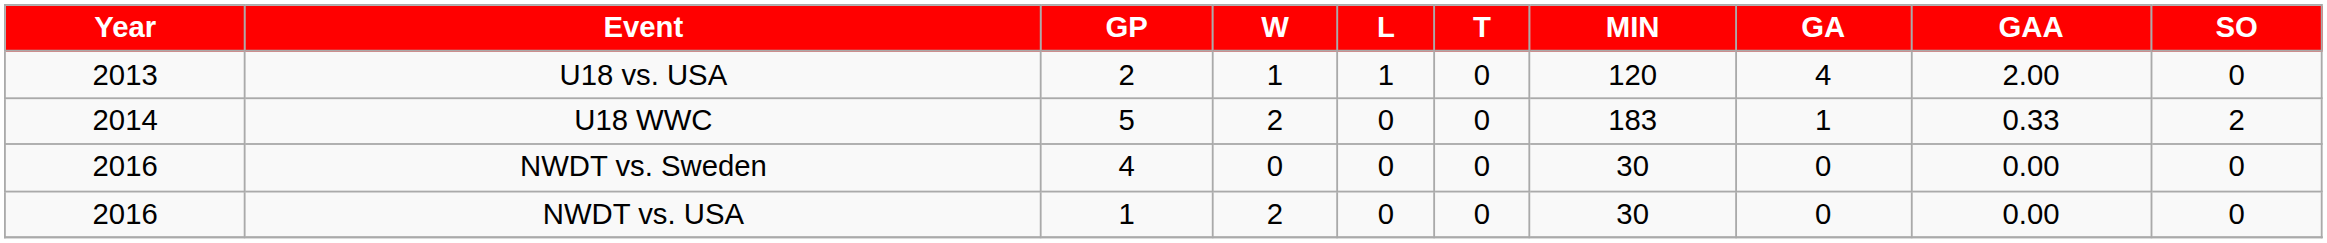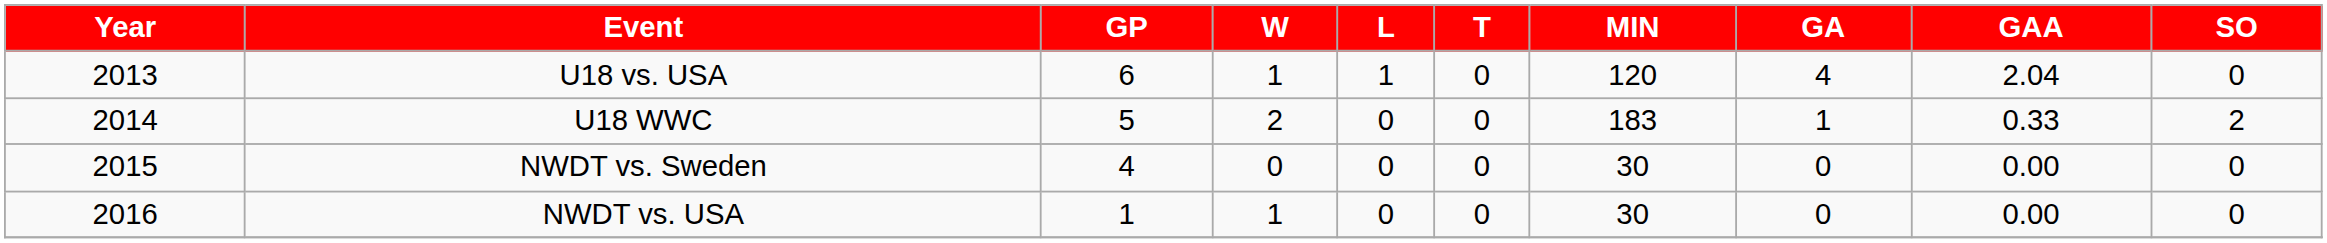(1127, 74) 2 -> (1127, 74) 6
(2031, 74) 2.00 -> (2031, 74) 2.04
(125, 167) 2016 -> (125, 167) 2015
(1275, 213) 2 -> (1275, 213) 1
